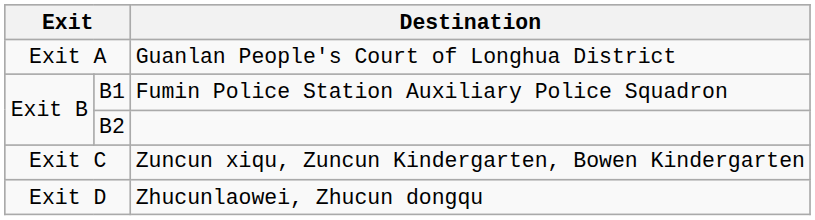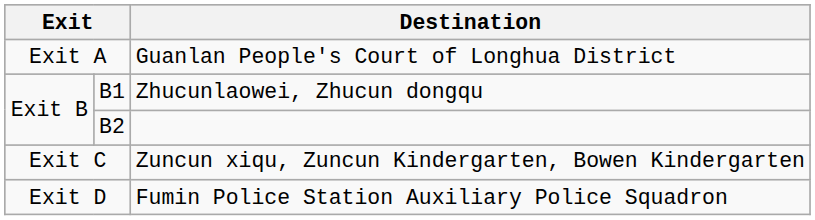(432, 92) Fumin Police Station Auxiliary Police Squadron -> (309, 92) Zhucunlaowei, Zhucun dongqu
(309, 197) Zhucunlaowei, Zhucun dongqu -> (432, 197) Fumin Police Station Auxiliary Police Squadron
